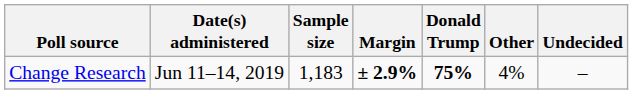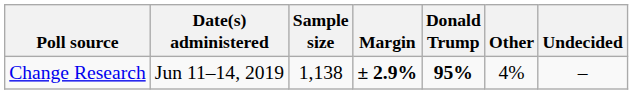(321, 72) 1,183 -> (321, 72) 1,138
(453, 72) 75% -> (453, 72) 95%
